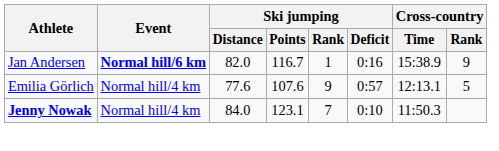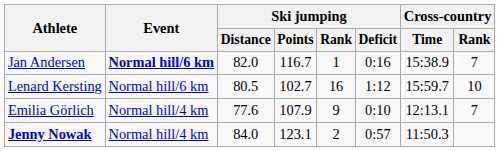(466, 62) 9 -> (474, 62) 7
+ row: (55, 86)
(287, 86) 107.6 -> (295, 110) 107.9
(370, 86) 0:57 -> (378, 110) 0:10
(466, 86) 5 -> (474, 110) 7
(328, 110) 7 -> (336, 134) 2
(370, 110) 0:10 -> (378, 134) 0:57
